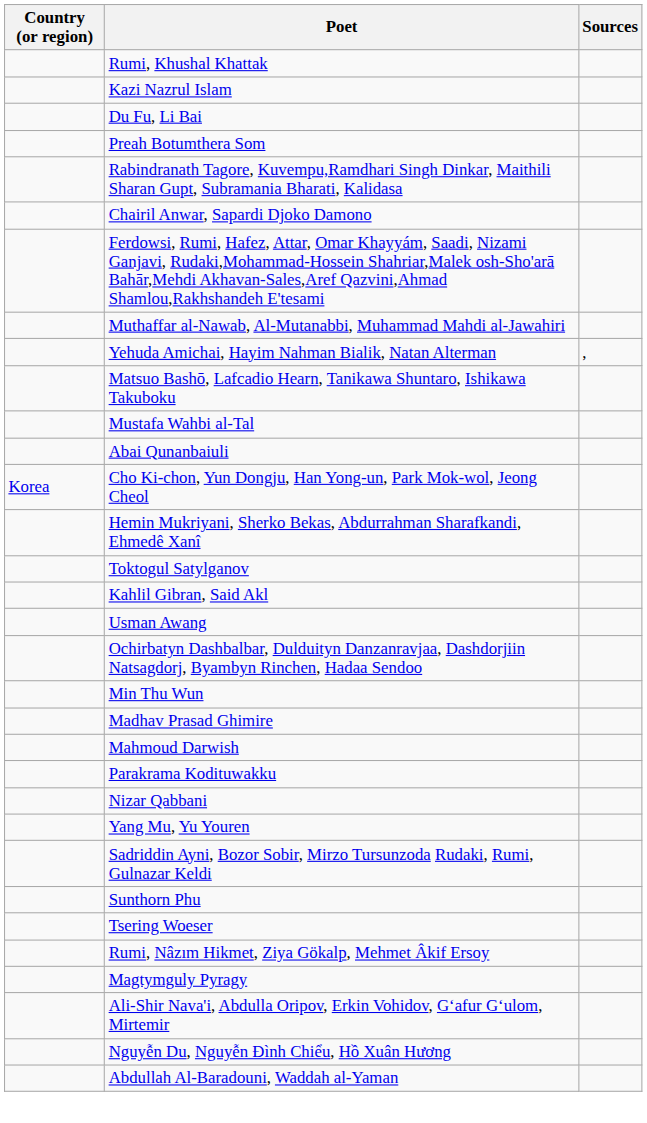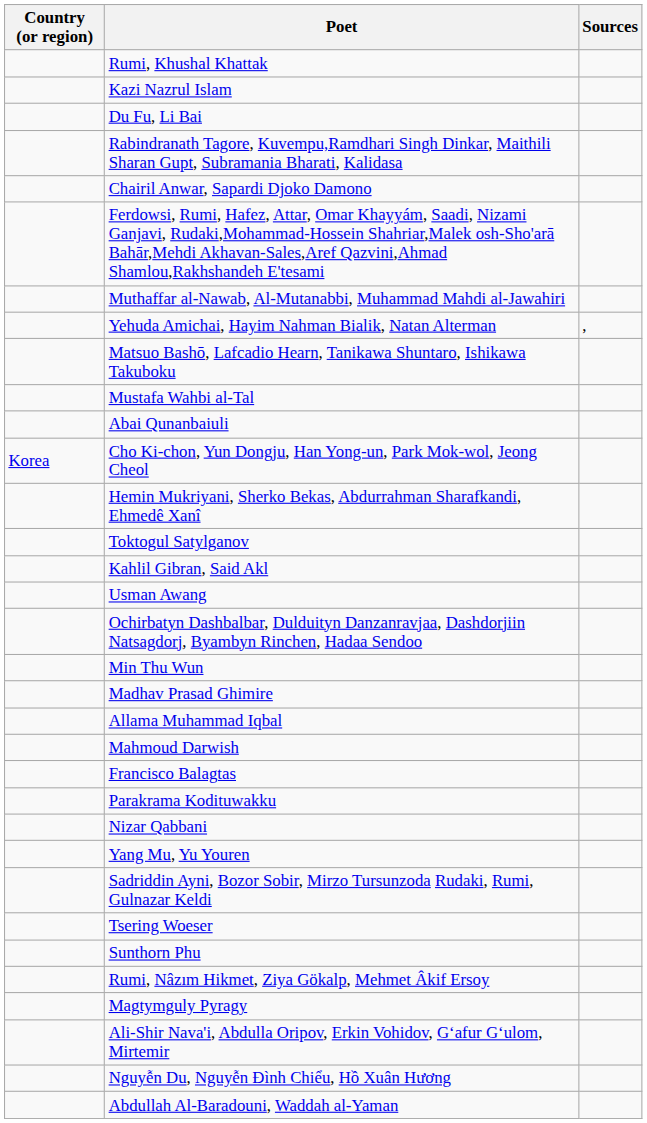- row: (187, 143)
+ row: (195, 720)
+ row: (172, 774)
rows swapped: (155, 899) <-> (161, 926)
